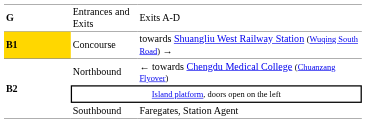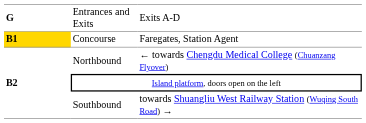(249, 45) towards Shuangliu West Railway Station (Wuqing South Road) → -> (189, 39) Faregates, Station Agent
(189, 110) Faregates, Station Agent -> (249, 104) towards Shuangliu West Railway Station (Wuqing South Road) →
